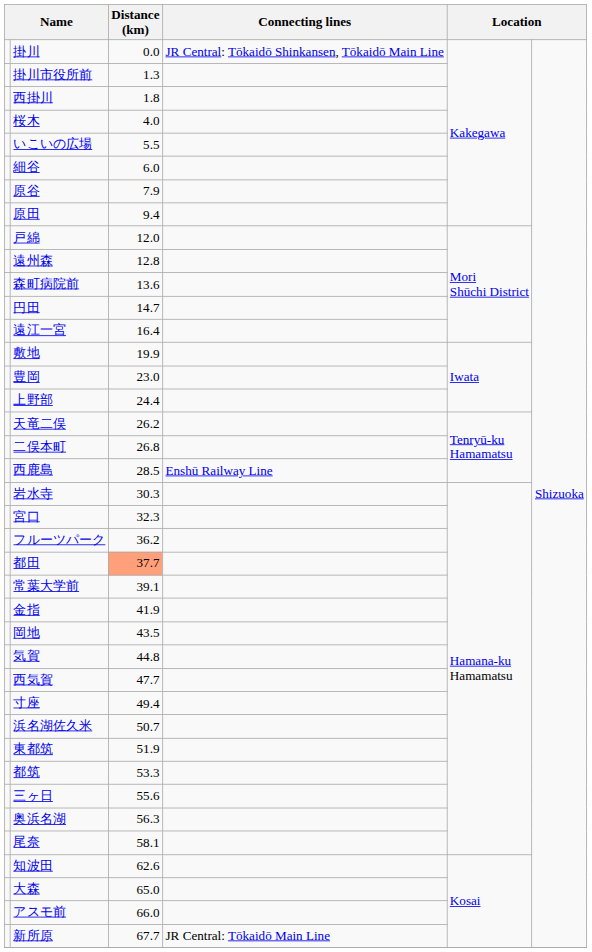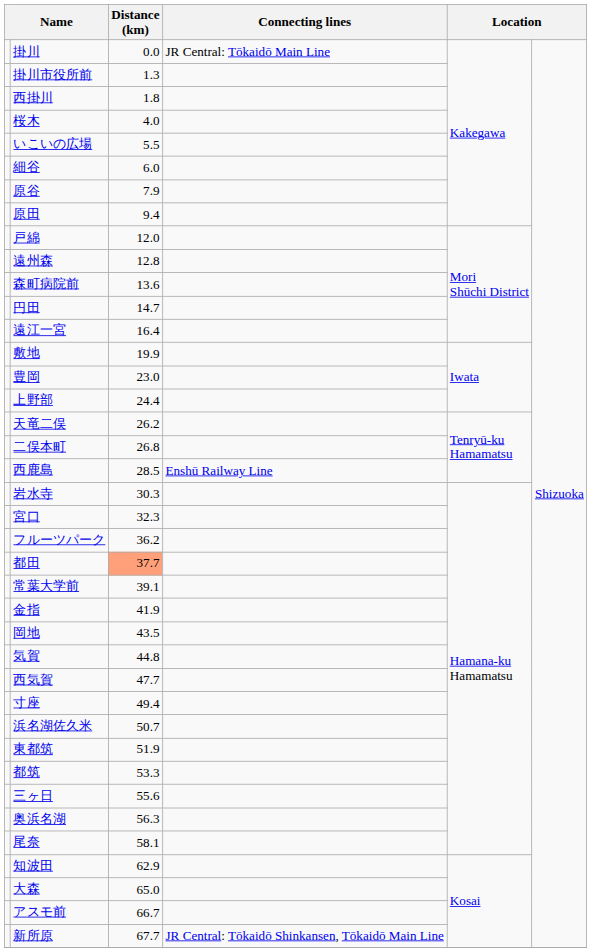(305, 51) JR Central: Tōkaidō Shinkansen, Tōkaidō Main Line -> (248, 51) JR Central: Tōkaidō Main Line
(148, 866) 62.6 -> (148, 866) 62.9
(148, 912) 66.0 -> (148, 912) 66.7
(248, 935) JR Central: Tōkaidō Main Line -> (305, 935) JR Central: Tōkaidō Shinkansen, Tōkaidō Main Line
